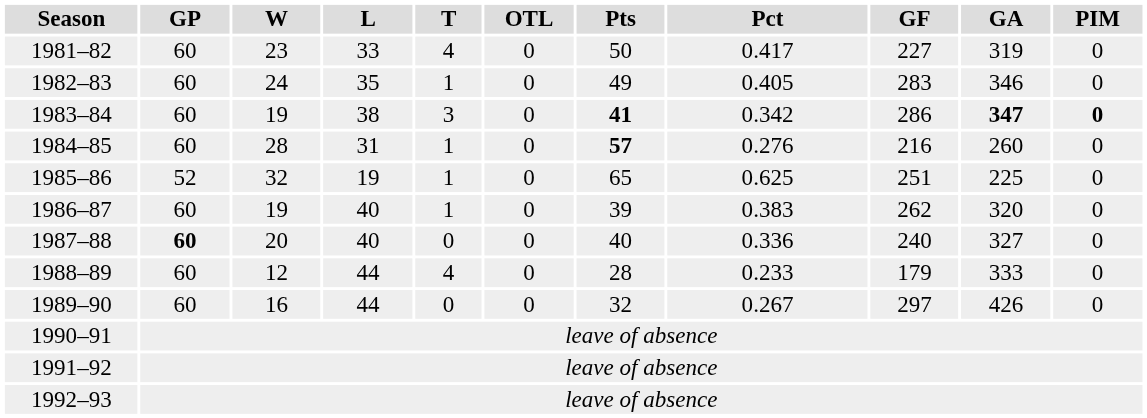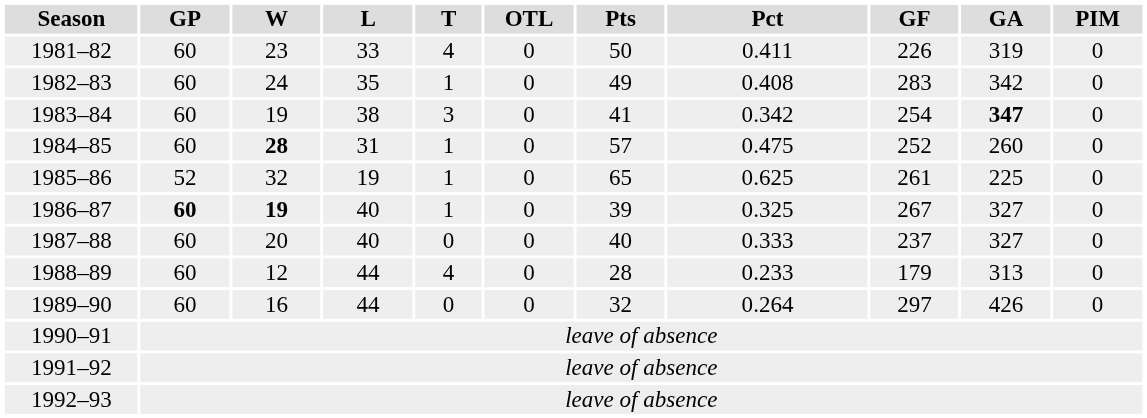(768, 50) 0.417 -> (768, 50) 0.411
(915, 50) 227 -> (915, 50) 226
(768, 82) 0.405 -> (768, 82) 0.408
(1006, 82) 346 -> (1006, 82) 342
(621, 114) bold -> (621, 114) normal
(915, 114) 286 -> (915, 114) 254
(1098, 114) bold -> (1098, 114) normal
(277, 145) normal -> (277, 145) bold
(621, 145) bold -> (621, 145) normal
(768, 145) 0.276 -> (768, 145) 0.475
(915, 145) 216 -> (915, 145) 252
(915, 177) 251 -> (915, 177) 261
(185, 209) normal -> (185, 209) bold
(277, 209) normal -> (277, 209) bold
(768, 209) 0.383 -> (768, 209) 0.325
(915, 209) 262 -> (915, 209) 267
(1006, 209) 320 -> (1006, 209) 327
(185, 240) bold -> (185, 240) normal
(768, 240) 0.336 -> (768, 240) 0.333
(915, 240) 240 -> (915, 240) 237
(1006, 272) 333 -> (1006, 272) 313
(768, 304) 0.267 -> (768, 304) 0.264
